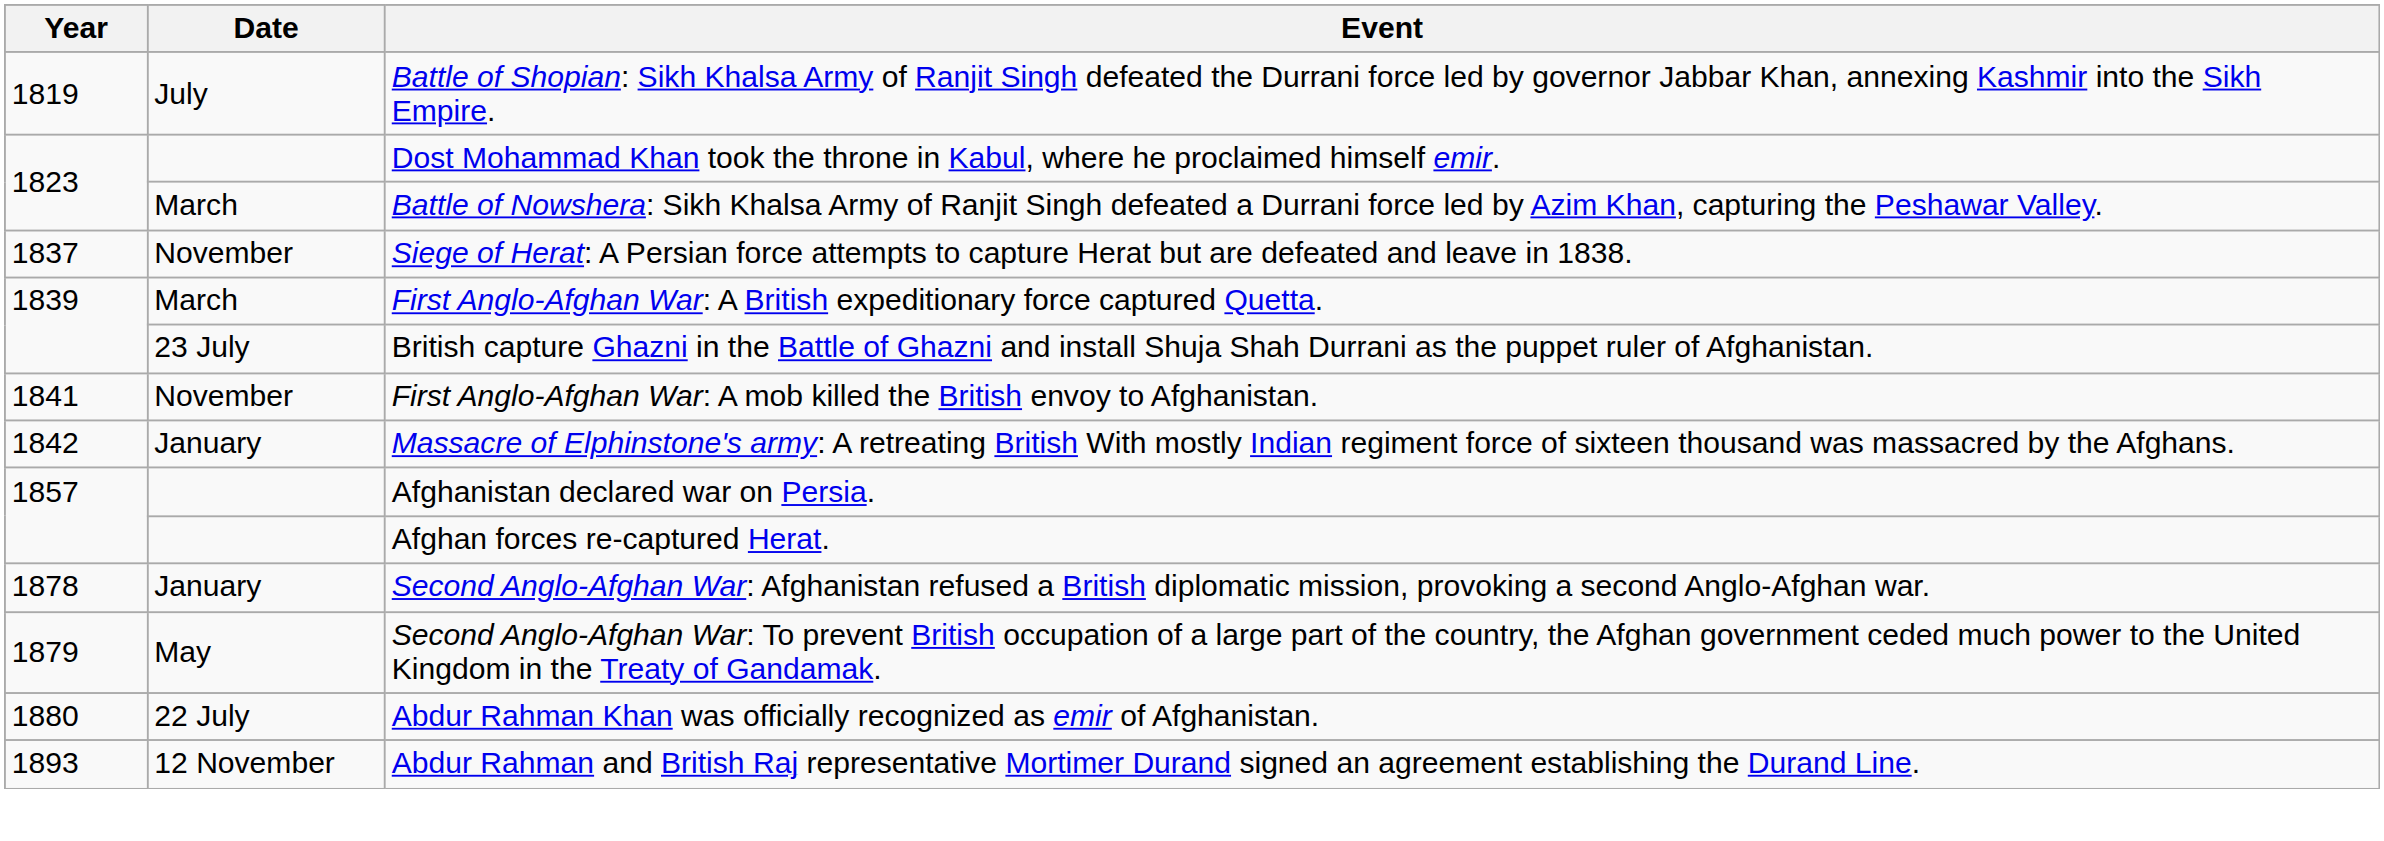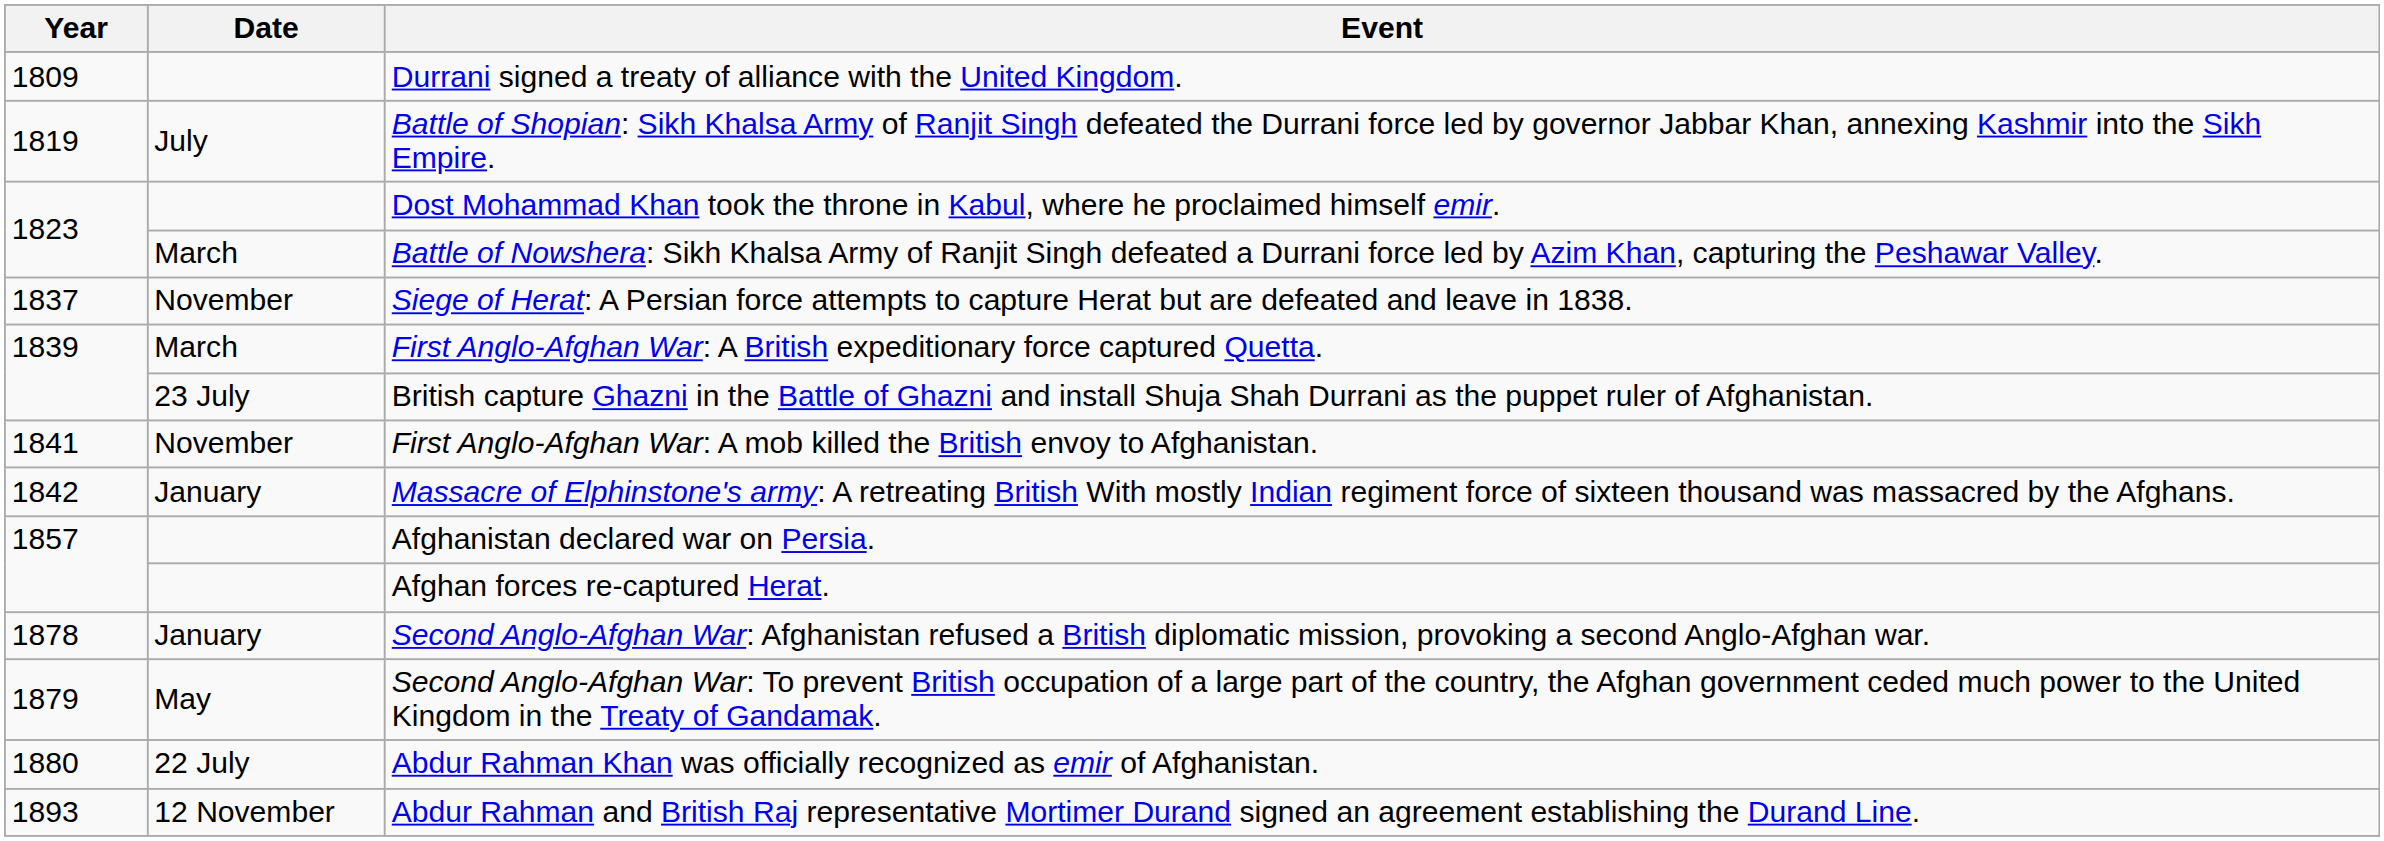+ row: (787, 76)
